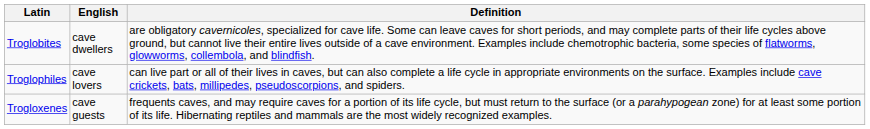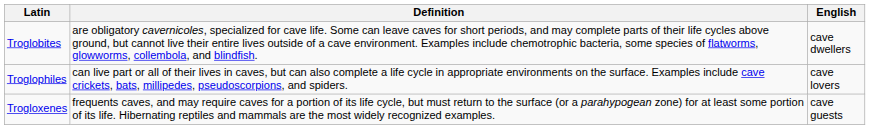columns swapped: (98, 13) <-> (496, 13)
